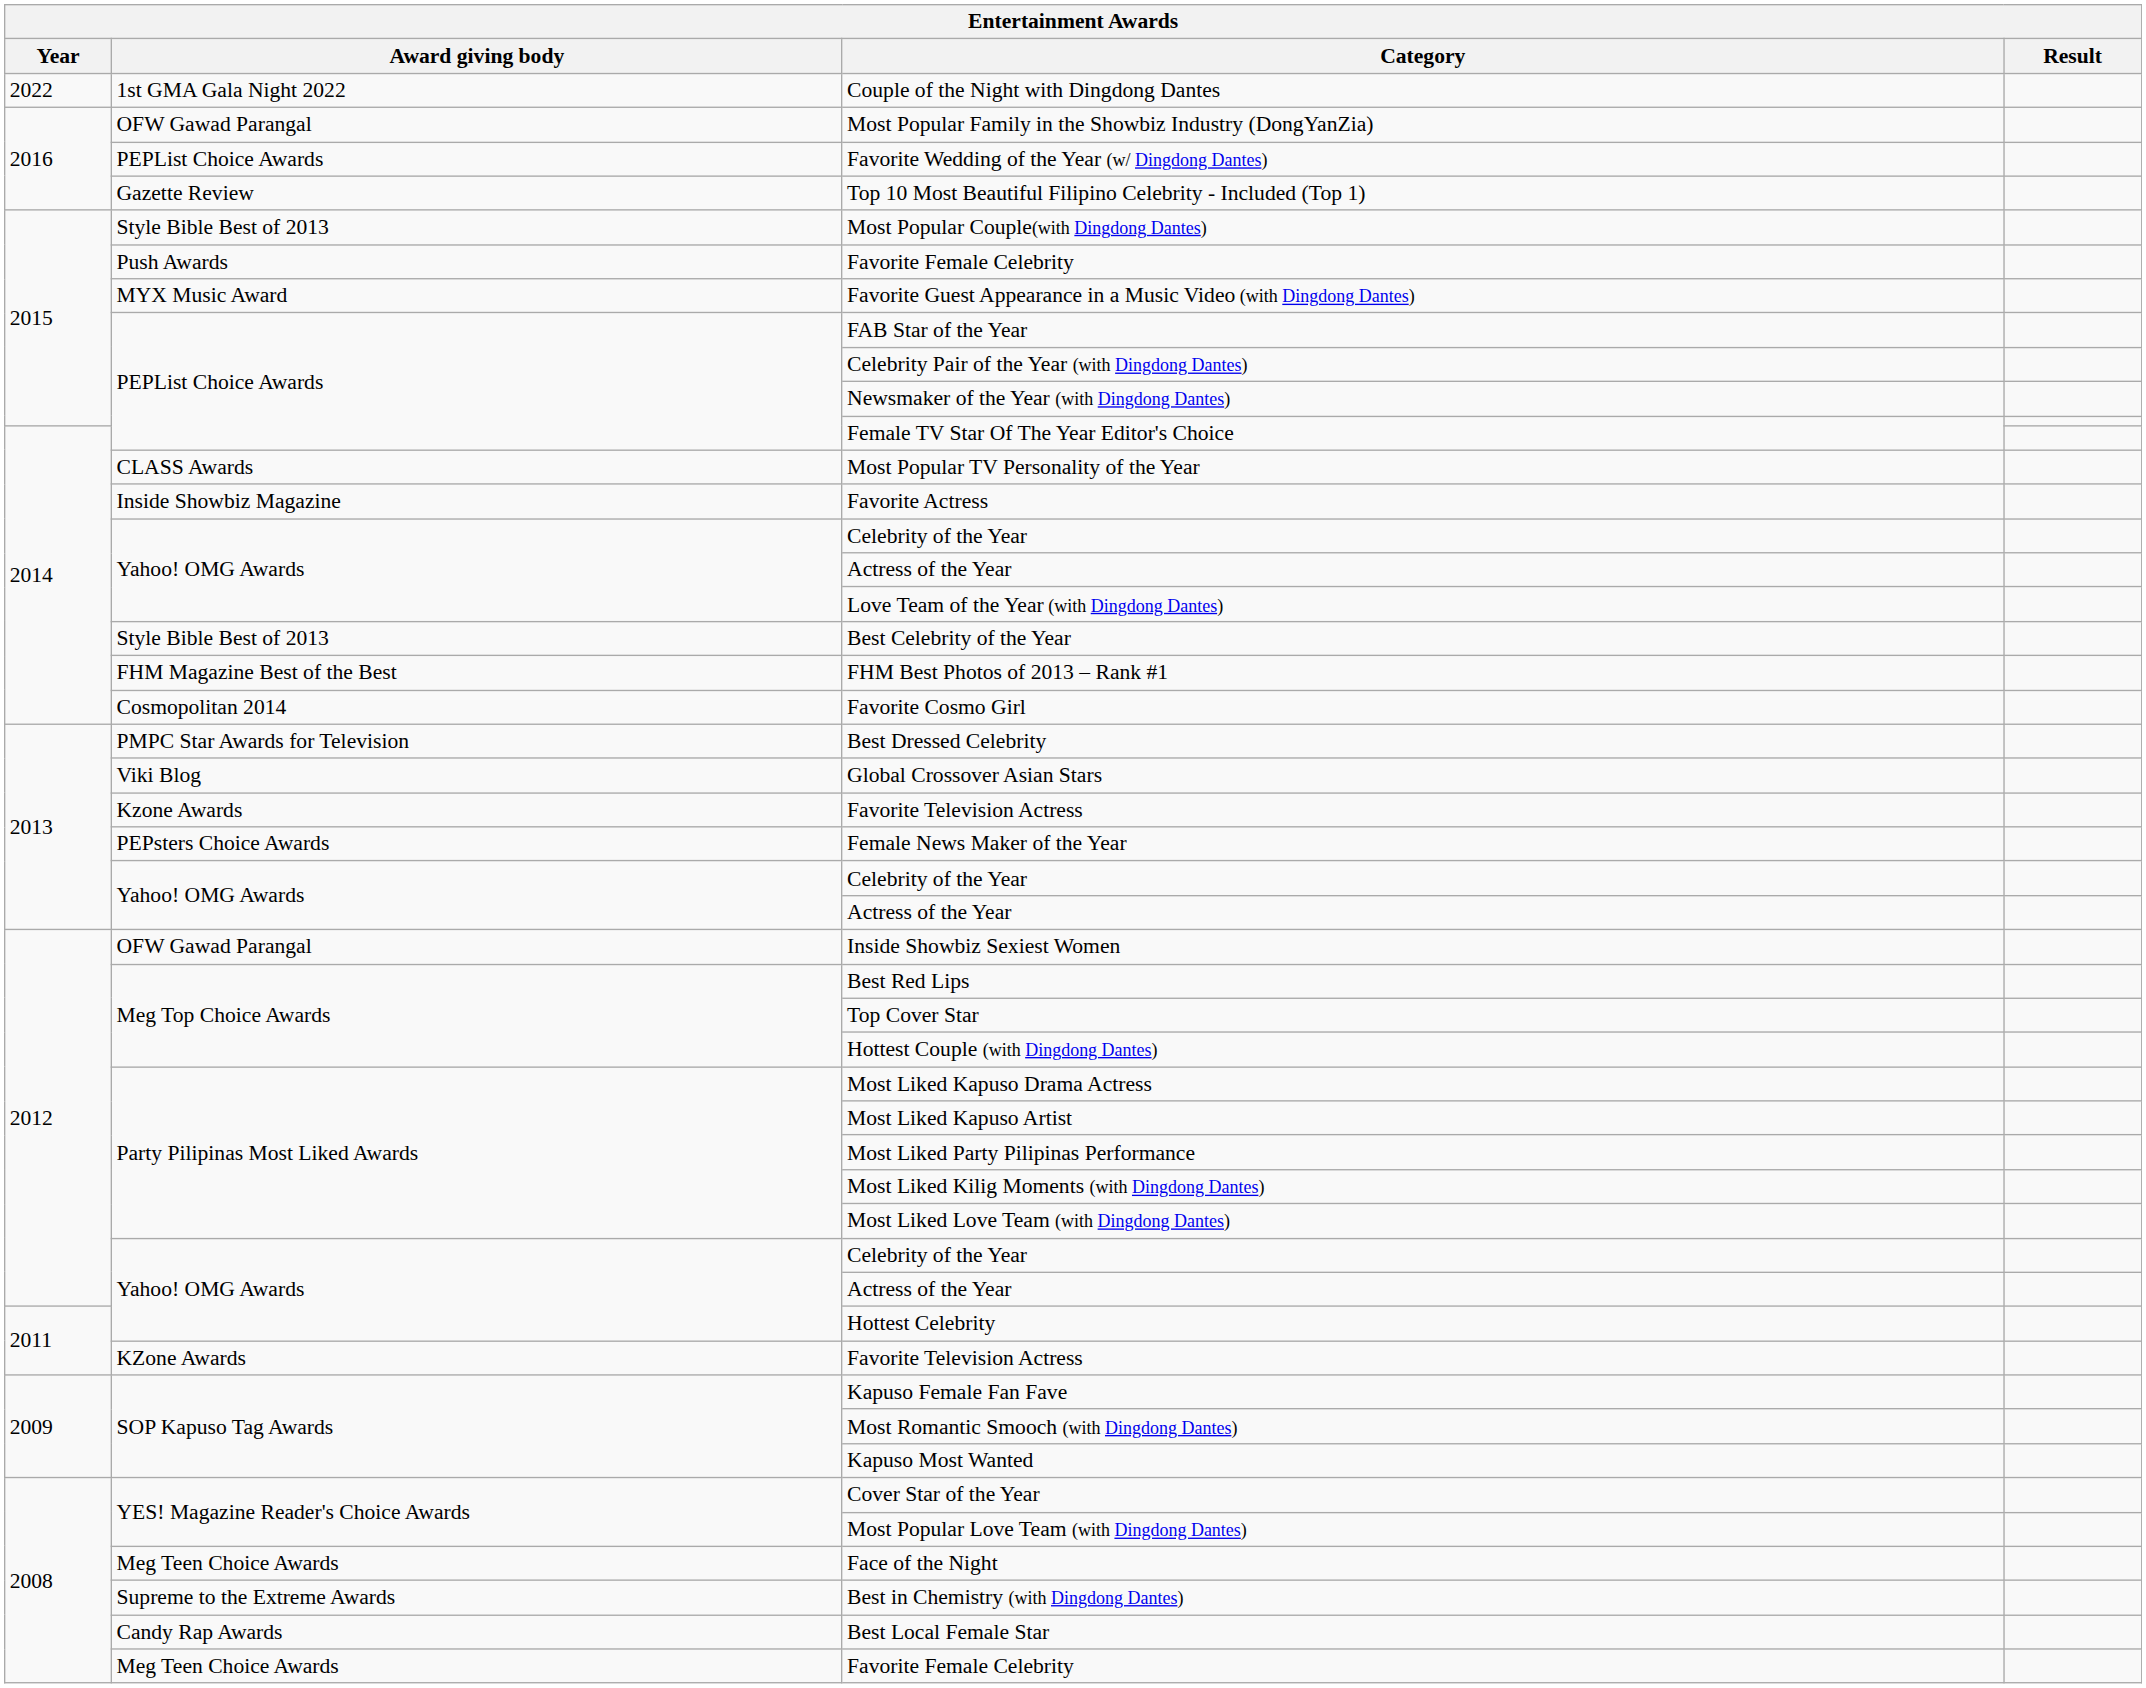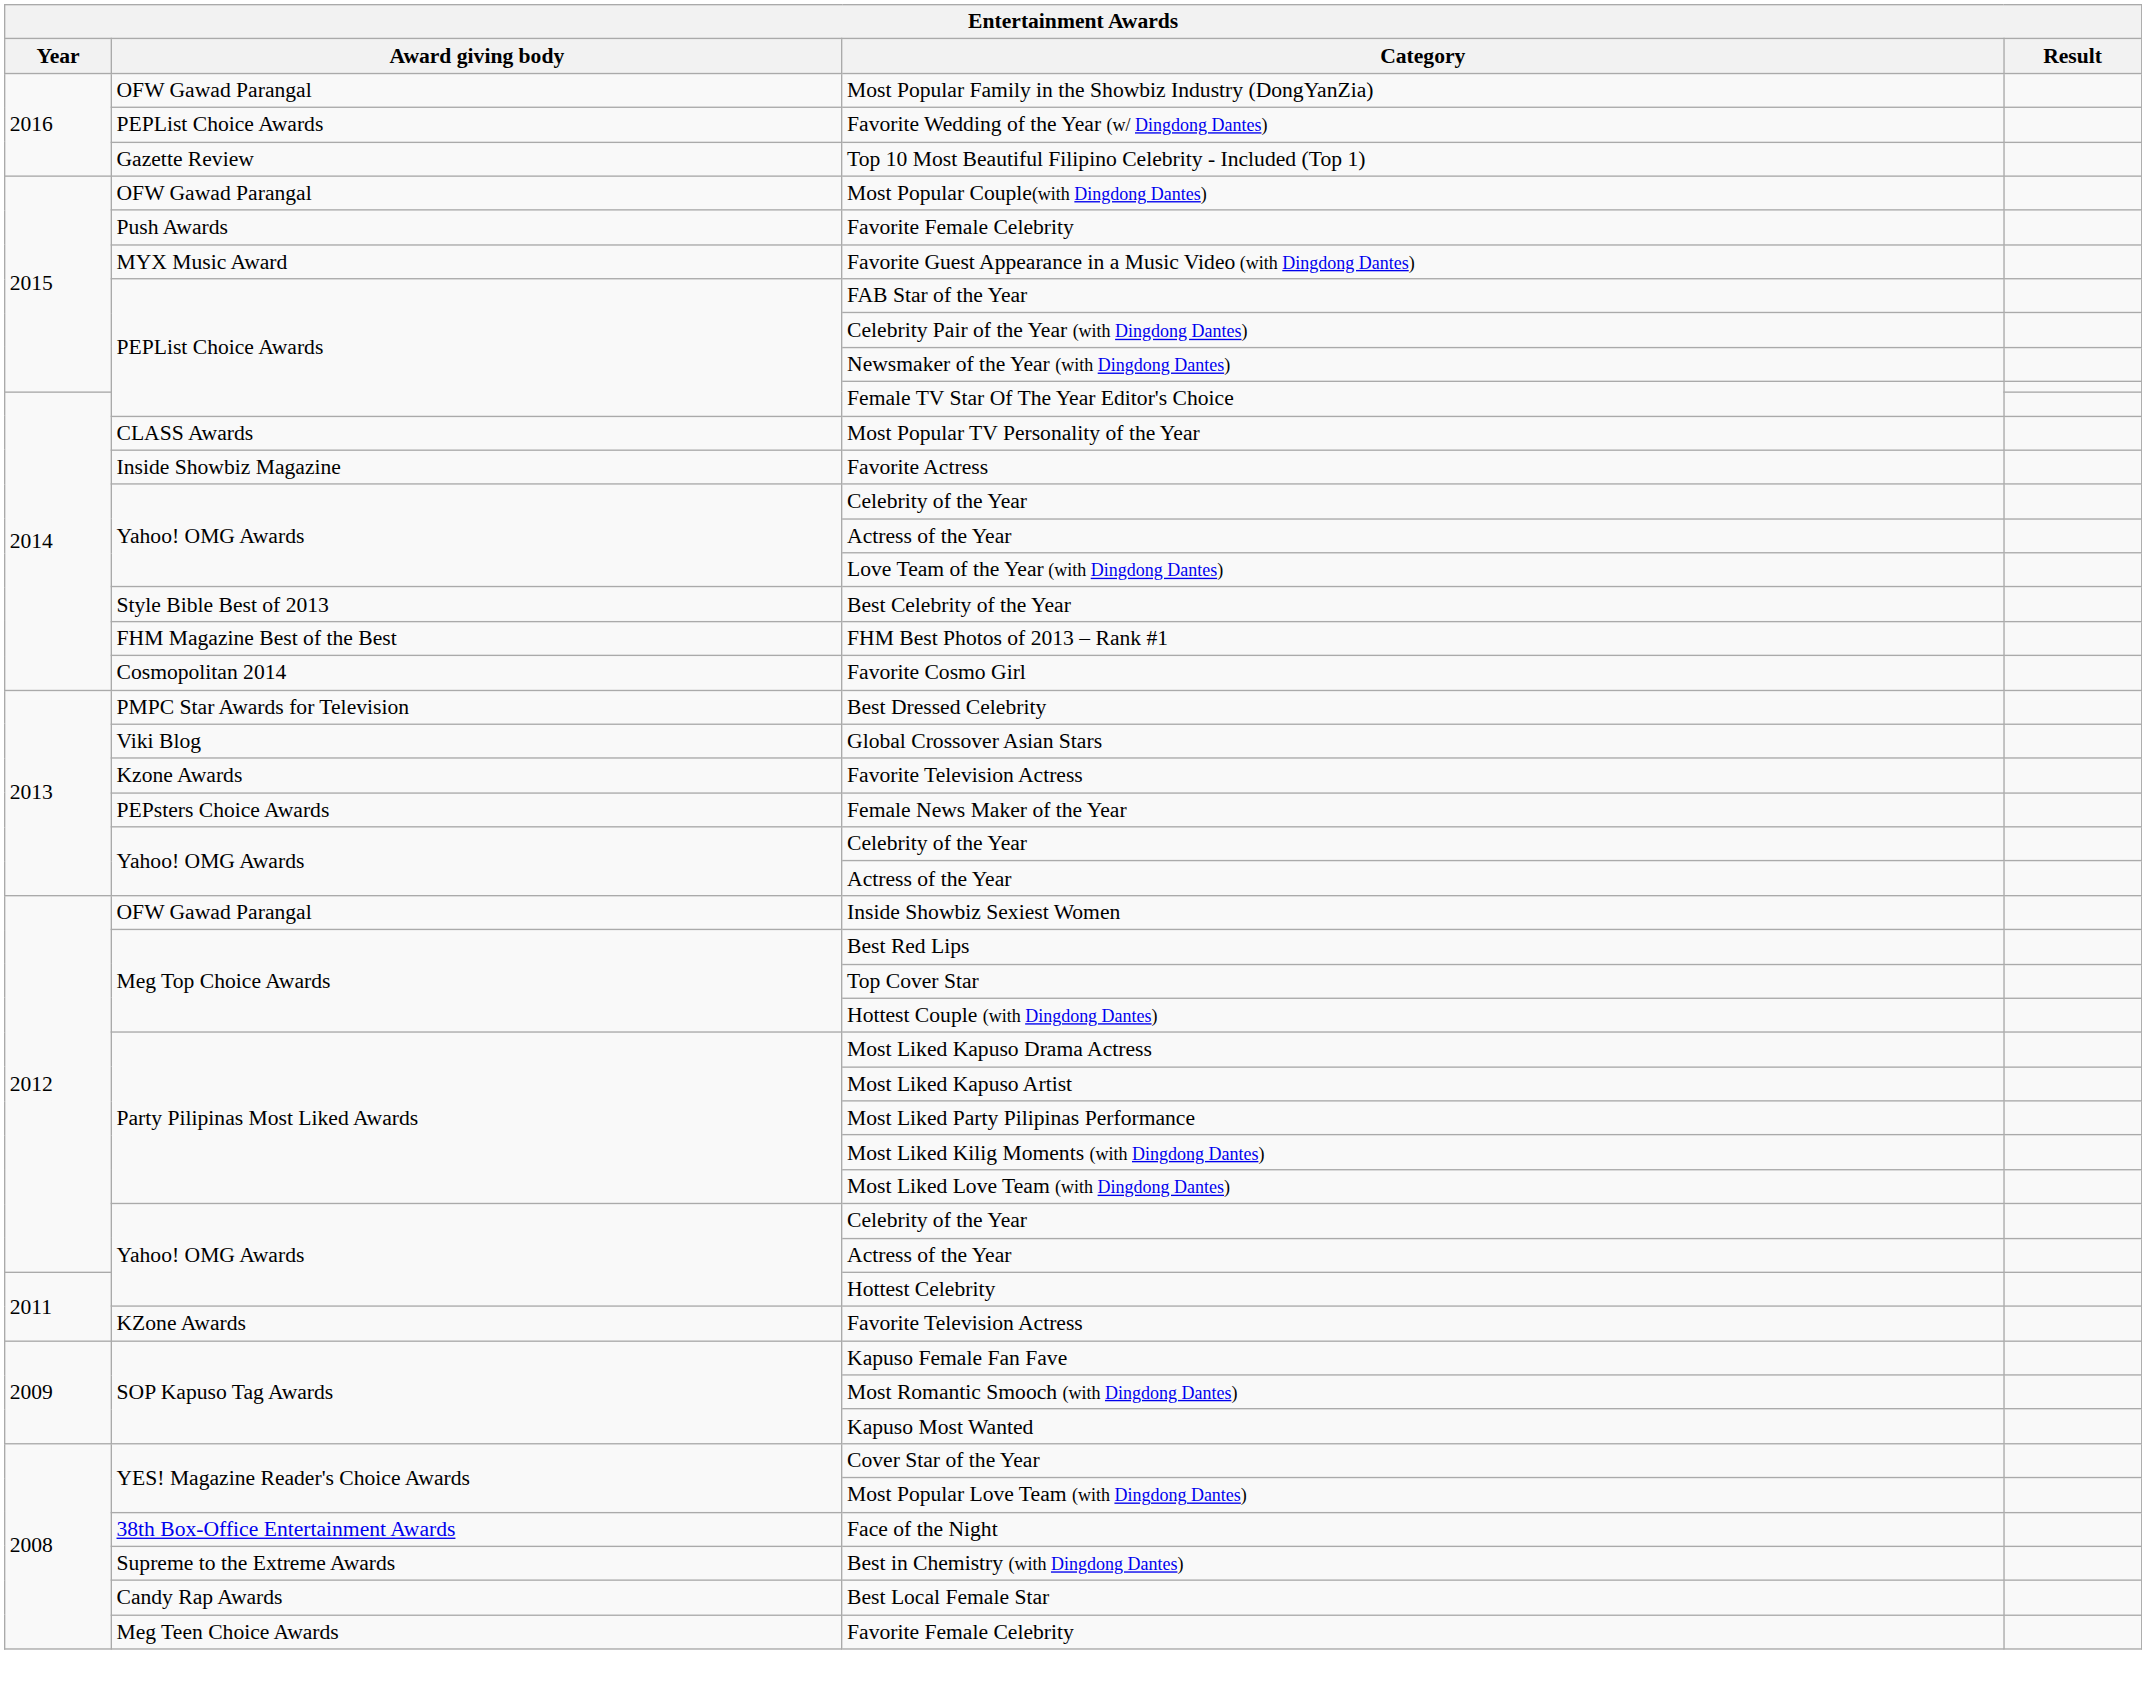- row: (31, 90)
(223, 227) Style Bible Best of 2013 -> (214, 192) OFW Gawad Parangal
(228, 1563) Meg Teen Choice Awards -> (286, 1528) 38th Box-Office Entertainment Awards
